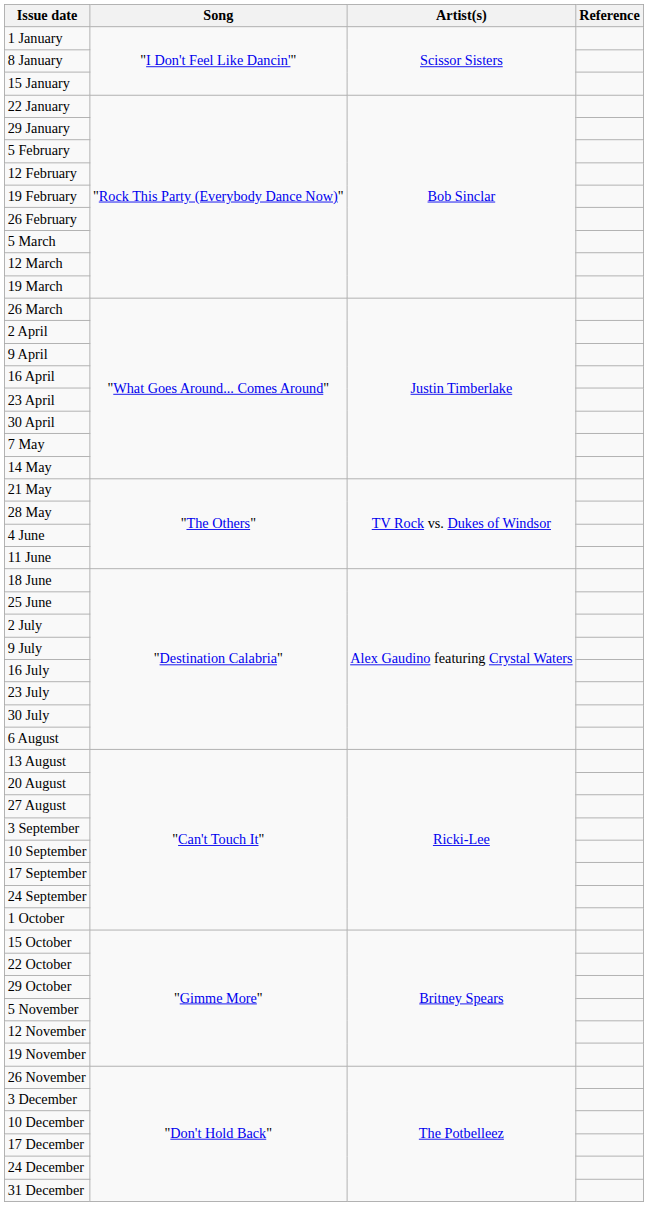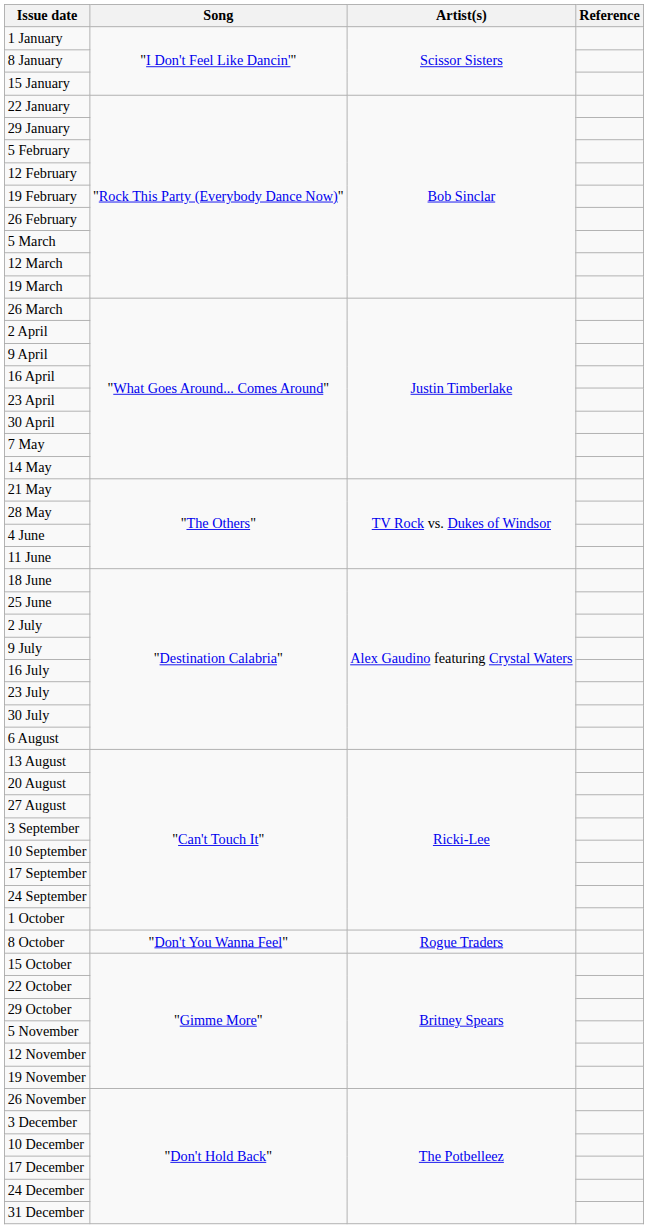+ row: (36, 941)
